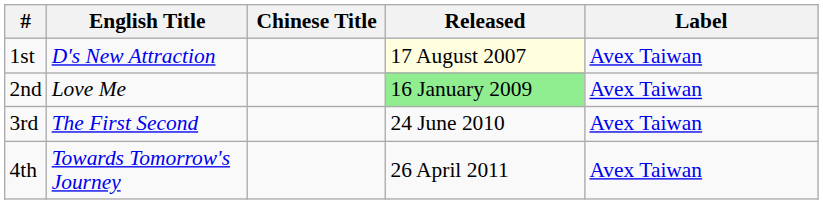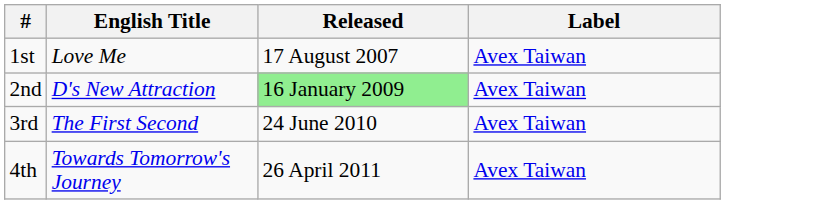- column: (317, 21)
(134, 55) D's New Attraction -> (89, 55) Love Me
(458, 55) lightyellow background -> (330, 55) no background
(89, 89) Love Me -> (134, 89) D's New Attraction
